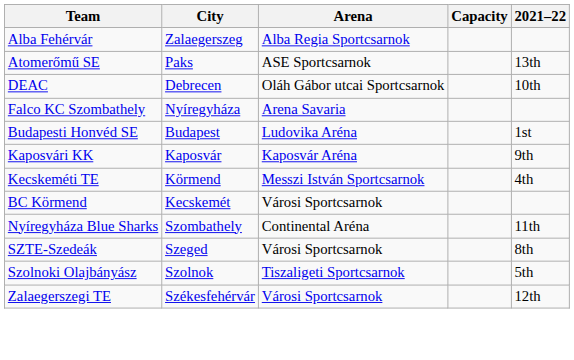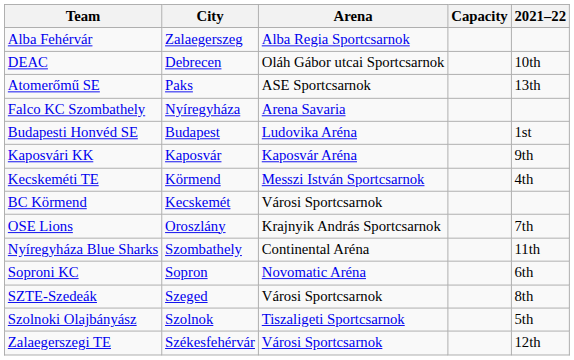rows swapped: (54, 62) <-> (28, 86)
+ row: (40, 226)
+ row: (43, 272)
